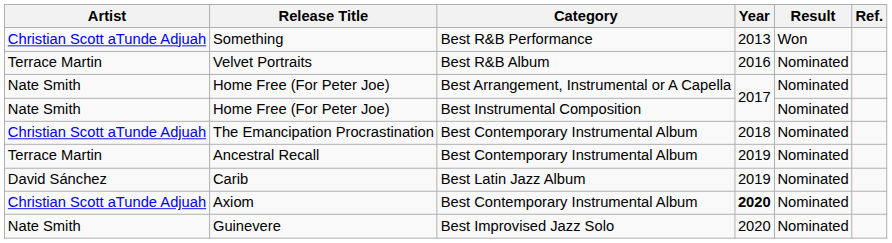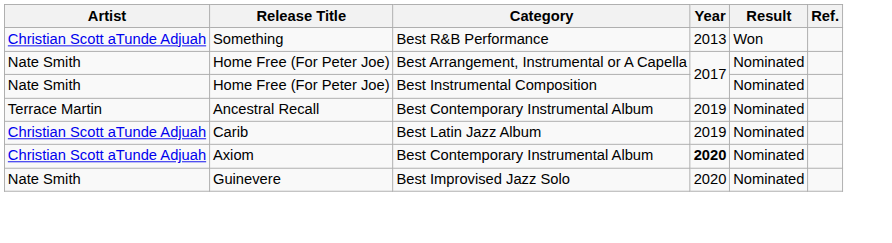- row: (262, 62)
- row: (323, 132)
(57, 179) David Sánchez -> (107, 132) Christian Scott aTunde Adjuah
